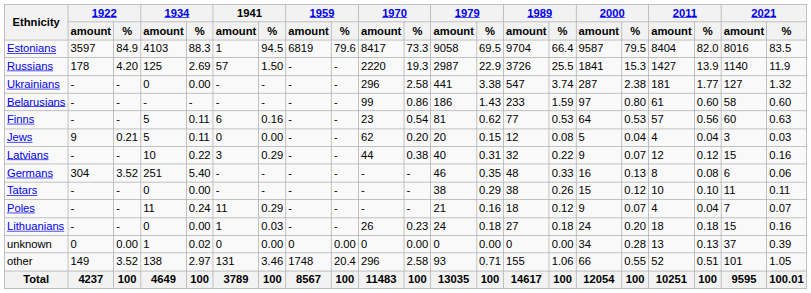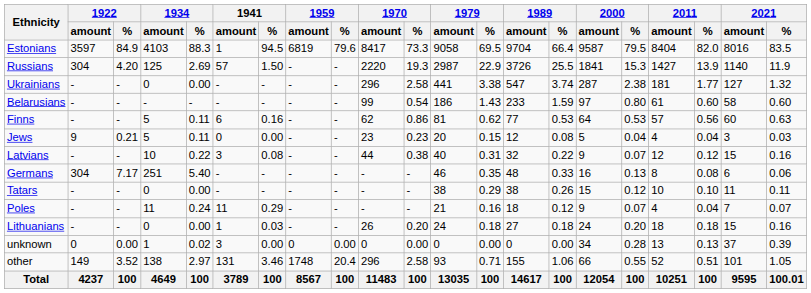(80, 66) 178 -> (80, 66) 304
(417, 102) 0.86 -> (417, 102) 0.54
(367, 119) 23 -> (367, 119) 62
(417, 119) 0.54 -> (417, 119) 0.86
(367, 137) 62 -> (367, 137) 23
(417, 137) 0.20 -> (417, 137) 0.23
(272, 155) 0.29 -> (272, 155) 0.08
(127, 173) 3.52 -> (127, 173) 7.17
(417, 226) 0.23 -> (417, 226) 0.20
(219, 244) 0 -> (219, 244) 3
